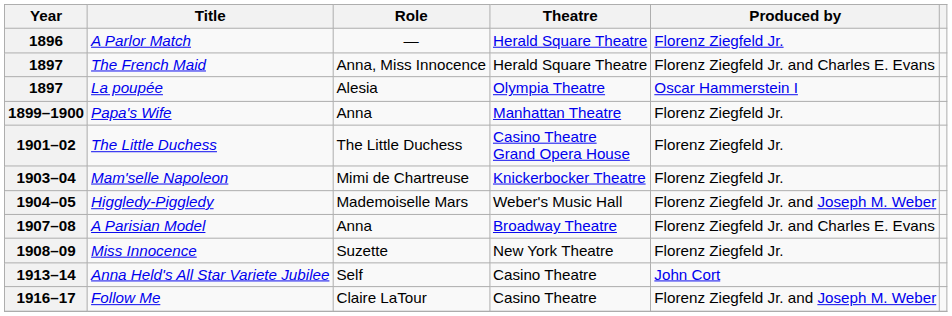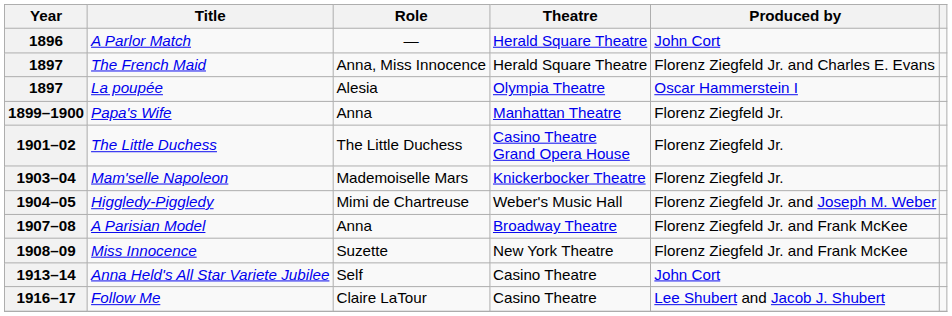(719, 40) Florenz Ziegfeld Jr. -> (687, 40) John Cort
(403, 178) Mimi de Chartreuse -> (402, 178) Mademoiselle Mars
(402, 202) Mademoiselle Mars -> (403, 202) Mimi de Chartreuse
(795, 226) Florenz Ziegfeld Jr. and Charles E. Evans -> (781, 226) Florenz Ziegfeld Jr. and Frank McKee
(719, 250) Florenz Ziegfeld Jr. -> (781, 250) Florenz Ziegfeld Jr. and Frank McKee
(795, 298) Florenz Ziegfeld Jr. and Joseph M. Weber -> (770, 298) Lee Shubert and Jacob J. Shubert
